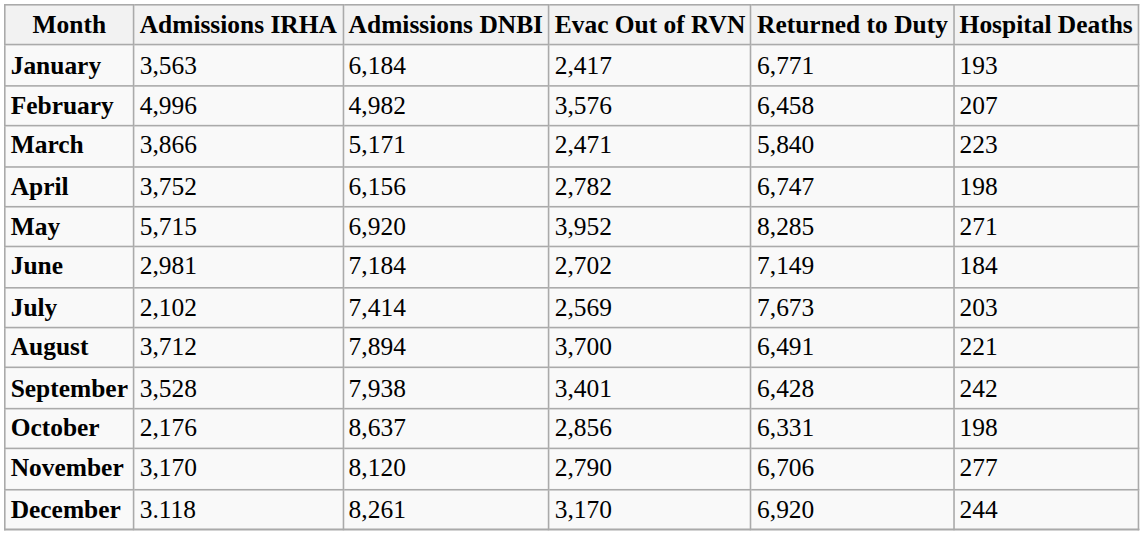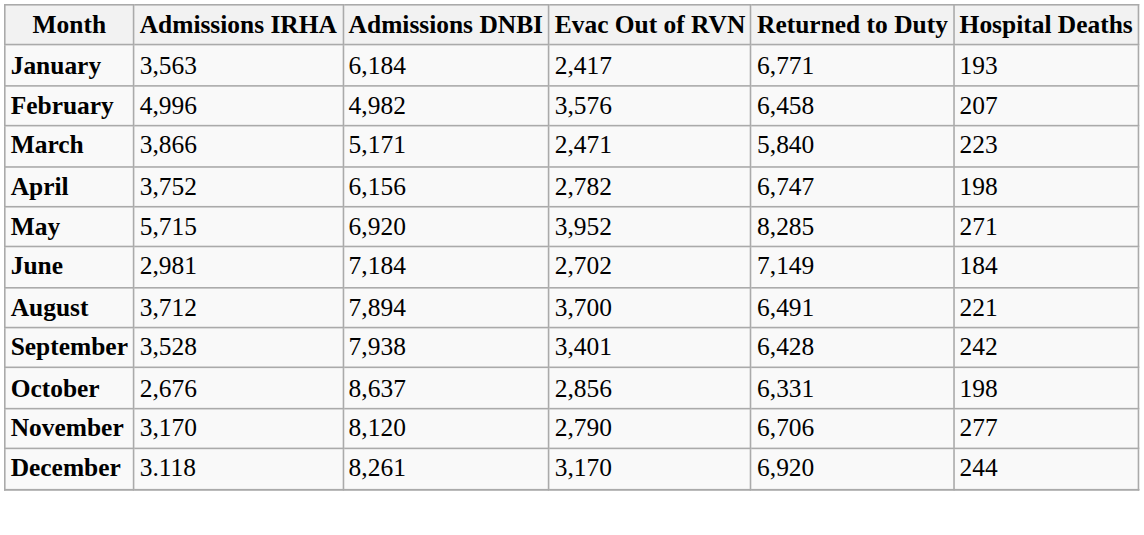- row: (34, 307)
(168, 428) 2,176 -> (168, 387) 2,676
